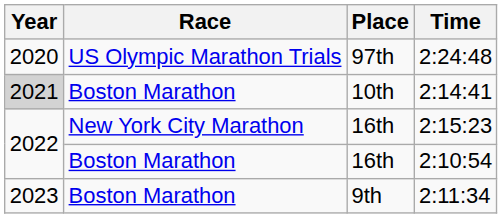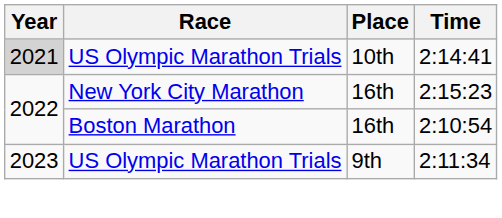- row: (456, 56)
(152, 91) Boston Marathon -> (205, 56) US Olympic Marathon Trials
(152, 195) Boston Marathon -> (205, 160) US Olympic Marathon Trials
